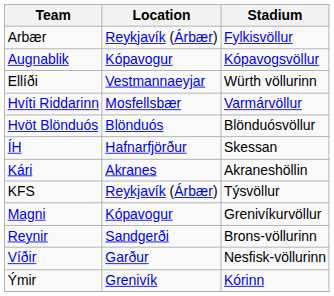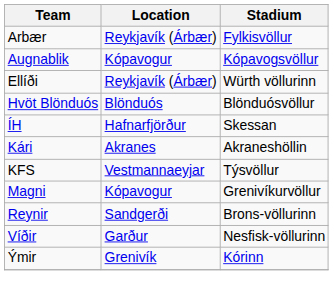(155, 81) Vestmannaeyjar -> (161, 81) Reykjavík (Árbær)
- row: (53, 103)
(161, 192) Reykjavík (Árbær) -> (155, 170) Vestmannaeyjar
